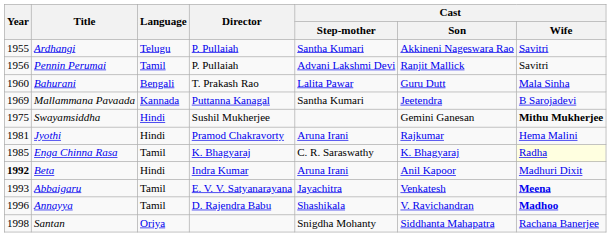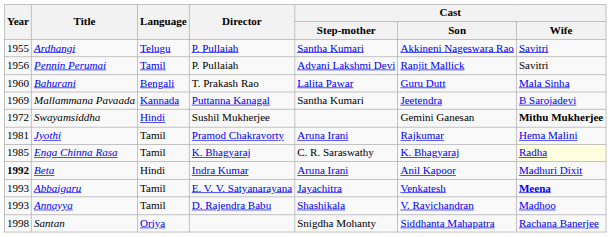(18, 118) 1975 -> (18, 118) 1972
(153, 135) Hindi -> (153, 135) Tamil
(18, 205) 1996 -> (18, 205) 1993
(539, 205) bold -> (537, 205) normal
